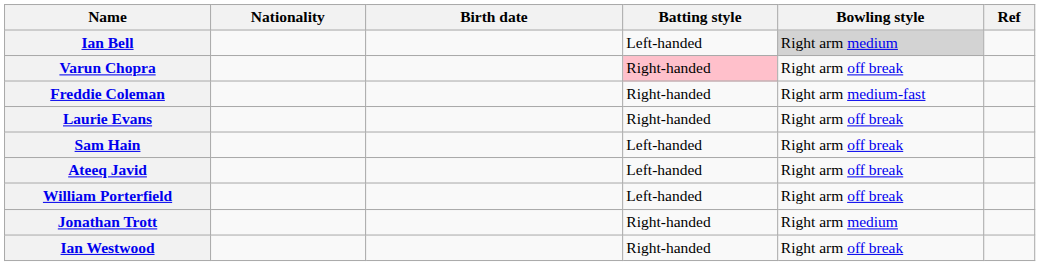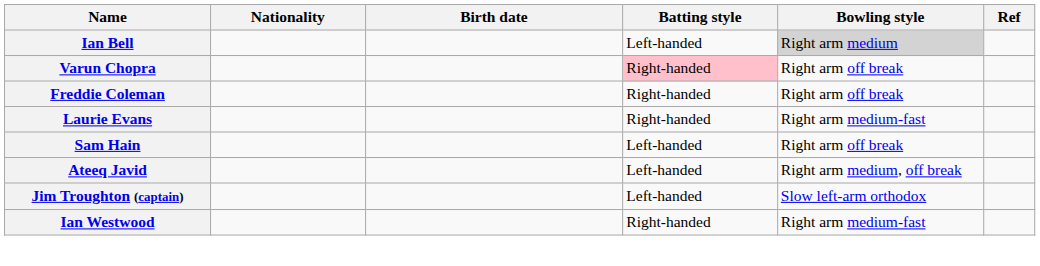(853, 94) Right arm medium-fast -> (842, 94) Right arm off break
(842, 119) Right arm off break -> (853, 119) Right arm medium-fast
(842, 170) Right arm off break -> (871, 170) Right arm medium, off break
- row: (108, 196)
- row: (108, 221)
+ row: (108, 196)
(842, 247) Right arm off break -> (853, 221) Right arm medium-fast
